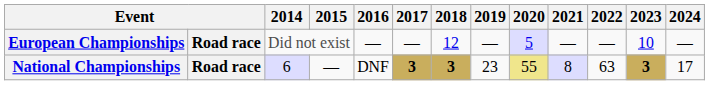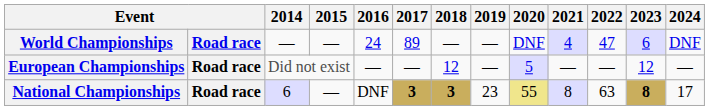+ row: (96, 42)
(646, 42) 10 -> (646, 67) 12
(646, 67) 3 -> (646, 92) 8
